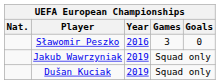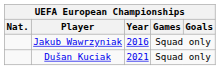- row: (78, 42)
(138, 57) 2019 -> (138, 42) 2016
(138, 72) 2019 -> (138, 57) 2021
